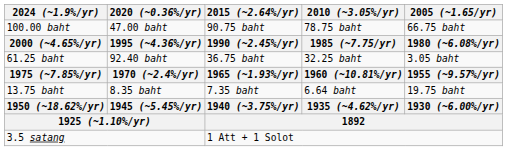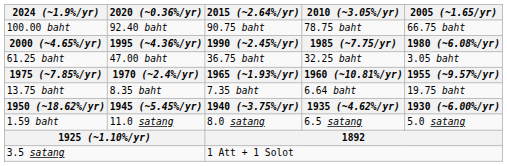(139, 28) 47.00 baht -> (139, 28) 92.40 baht
(139, 59) 92.40 baht -> (139, 59) 47.00 baht
+ row: (33, 122)
